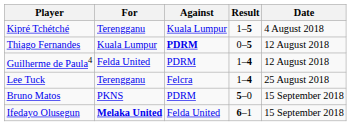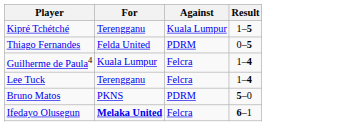- column: (304, 12)
(127, 45) Kuala Lumpur -> (124, 45) Felda United
(182, 45) bold -> (181, 45) normal
(124, 62) Felda United -> (127, 62) Kuala Lumpur
(181, 62) PDRM -> (180, 62) Felcra
(193, 112) Felda United -> (180, 112) Felcra
